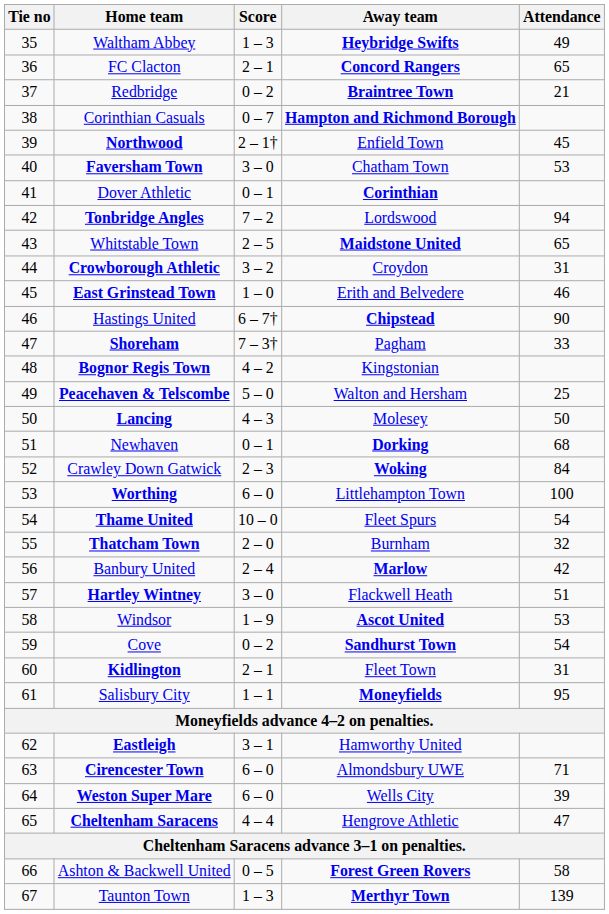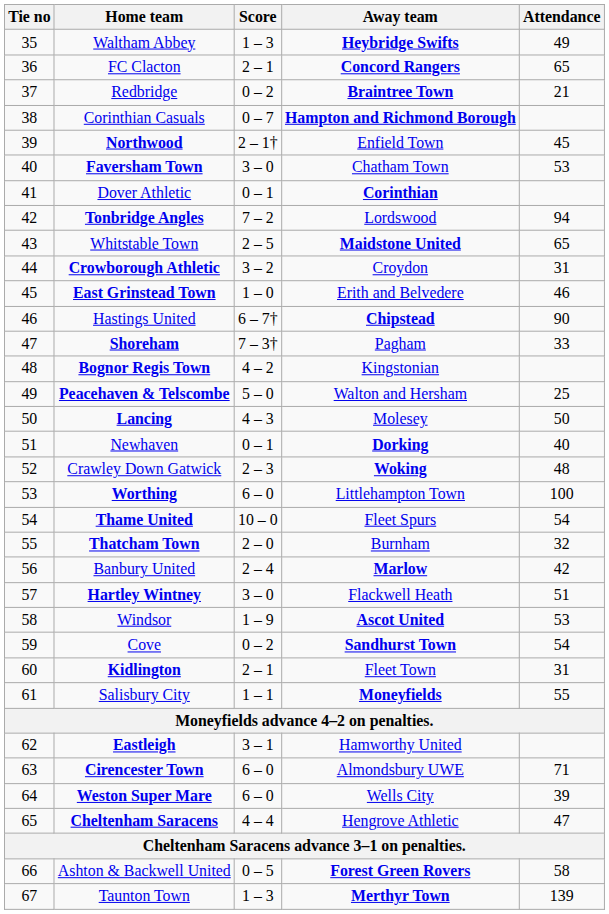(562, 444) 68 -> (562, 444) 40
(562, 469) 84 -> (562, 469) 48
(562, 695) 95 -> (562, 695) 55
